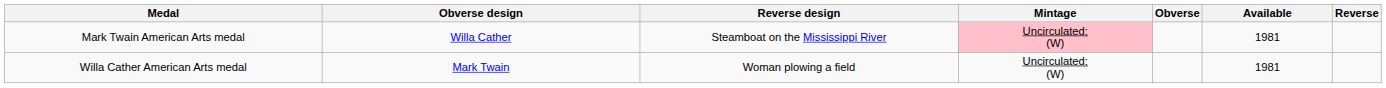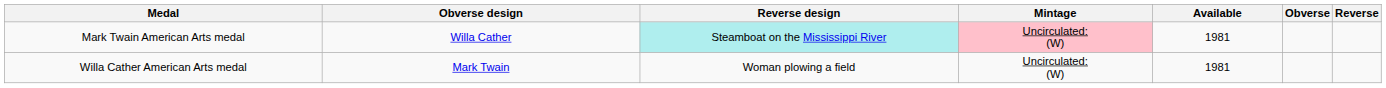columns swapped: (1267, 13) <-> (1177, 13)
(799, 37) no background -> (799, 37) paleturquoise background
